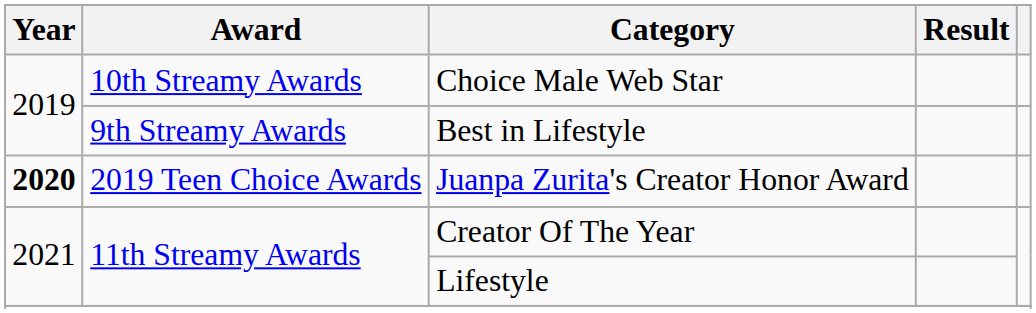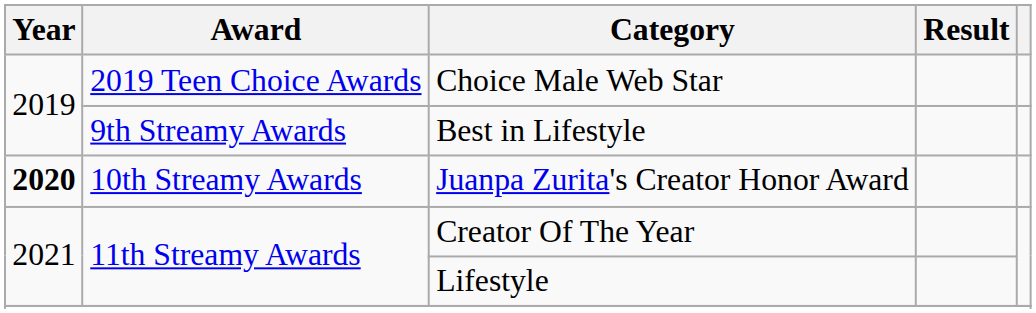(226, 79) 10th Streamy Awards -> (256, 79) 2019 Teen Choice Awards
(256, 180) 2019 Teen Choice Awards -> (226, 180) 10th Streamy Awards
